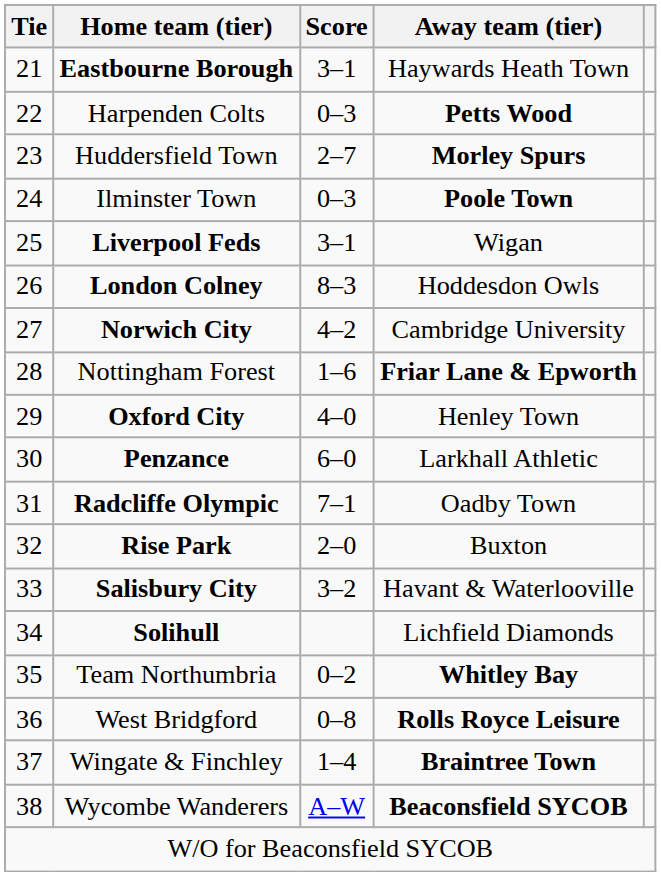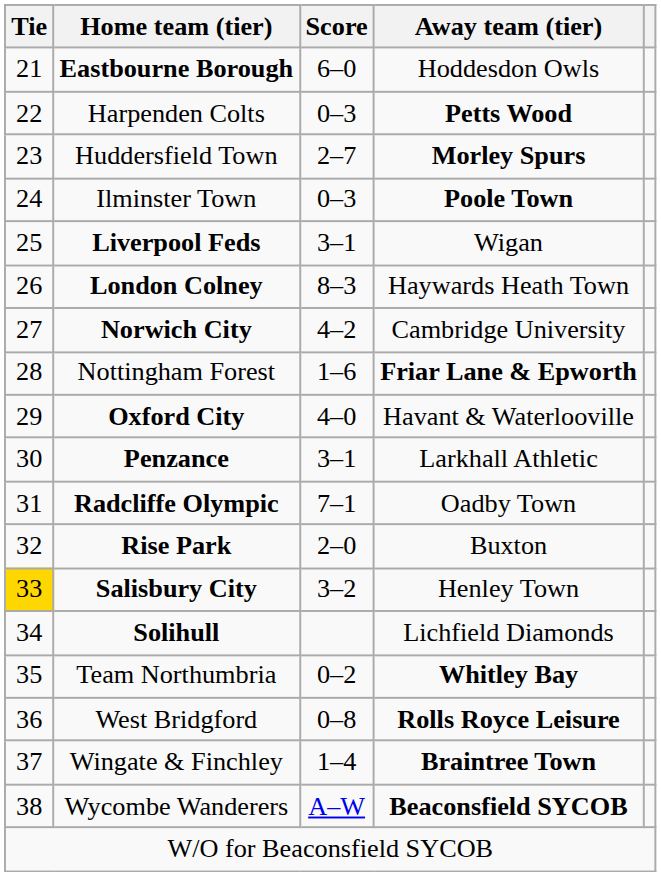(337, 69) 3–1 -> (337, 69) 6–0
(509, 69) Haywards Heath Town -> (509, 69) Hoddesdon Owls
(509, 285) Hoddesdon Owls -> (509, 285) Haywards Heath Town
(509, 415) Henley Town -> (509, 415) Havant & Waterlooville
(337, 458) 6–0 -> (337, 458) 3–1
(29, 588) no background -> (29, 588) gold background
(509, 588) Havant & Waterlooville -> (509, 588) Henley Town
